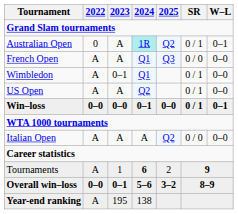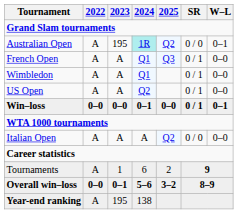(95, 43) 0 -> (95, 43) A
(120, 43) A -> (120, 43) 195
(194, 43) 0 / 1 -> (194, 43) 0 / 0
(194, 59) 0 / 0 -> (194, 59) 0 / 1
(120, 75) 0–1 -> (120, 75) A
(144, 169) bold -> (144, 169) normal
